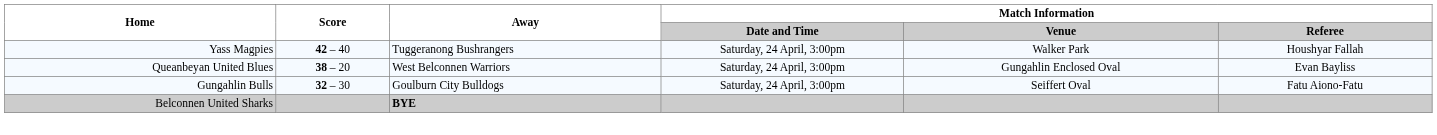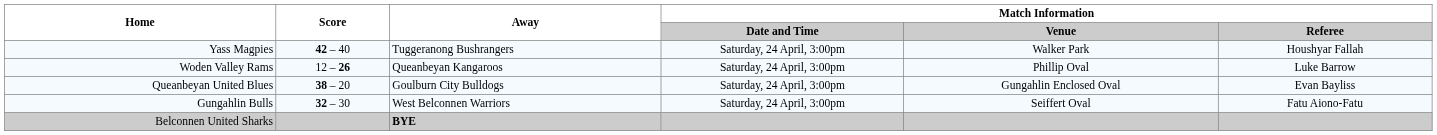+ row: (226, 67)
(451, 67) West Belconnen Warriors -> (448, 85) Goulburn City Bulldogs
(448, 85) Goulburn City Bulldogs -> (451, 103) West Belconnen Warriors
